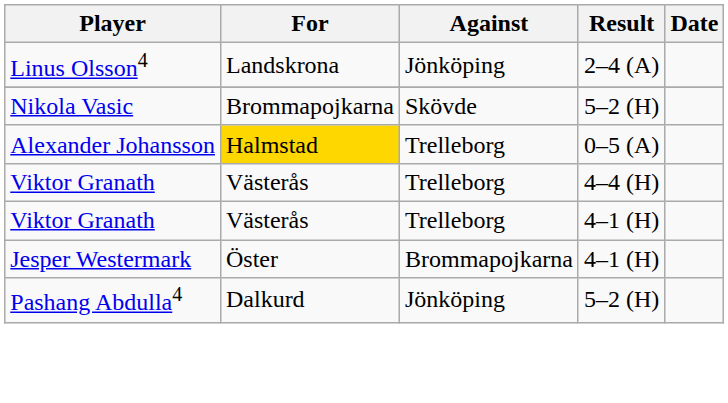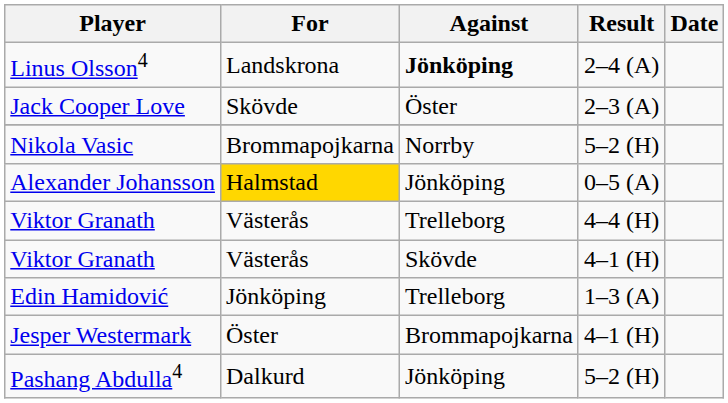(455, 64) normal -> (459, 64) bold
+ row: (98, 106)
(441, 106) Skövde -> (440, 144) Norrby
(455, 144) Trelleborg -> (455, 182) Jönköping
(455, 220) Trelleborg -> (441, 258) Skövde
+ row: (89, 296)
